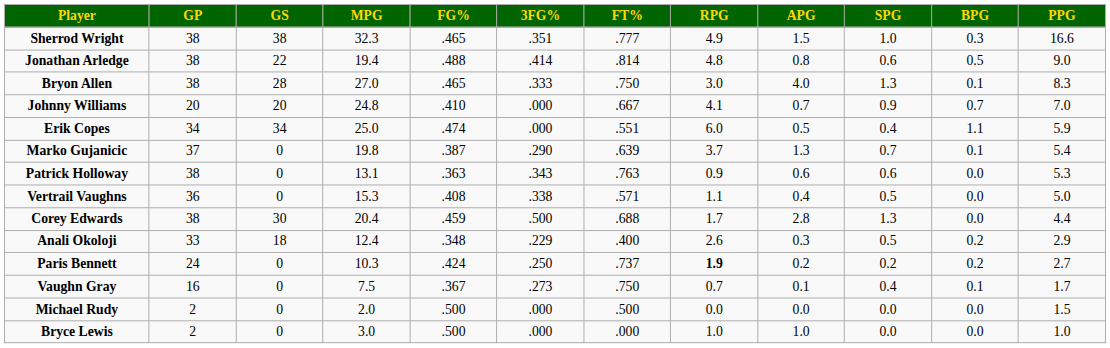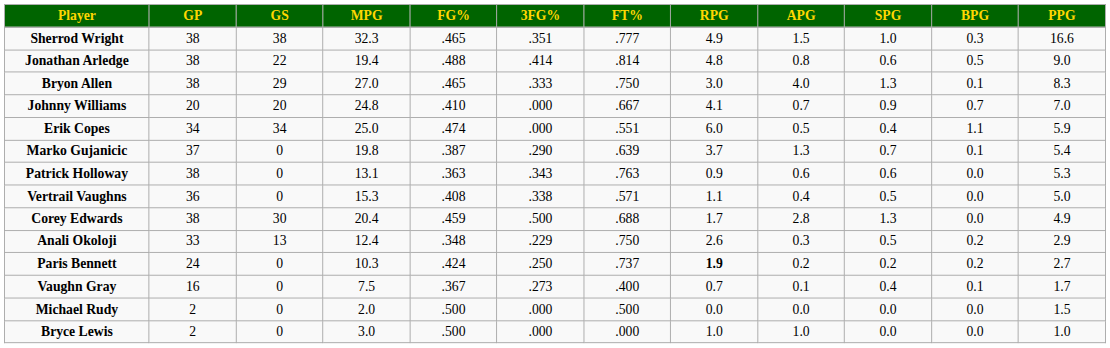(280, 83) 28 -> (280, 83) 29
(1062, 219) 4.4 -> (1062, 219) 4.9
(280, 241) 18 -> (280, 241) 13
(627, 241) .400 -> (627, 241) .750
(627, 286) .750 -> (627, 286) .400
